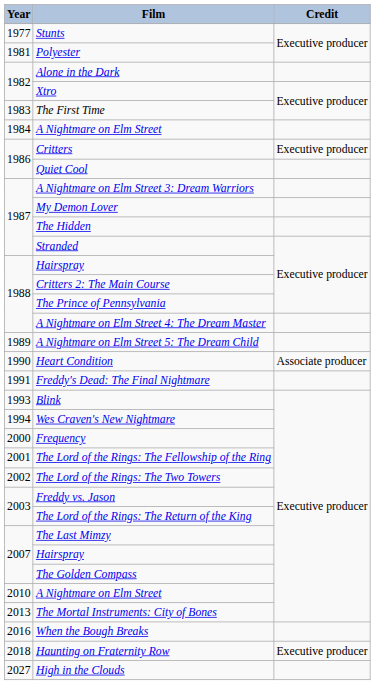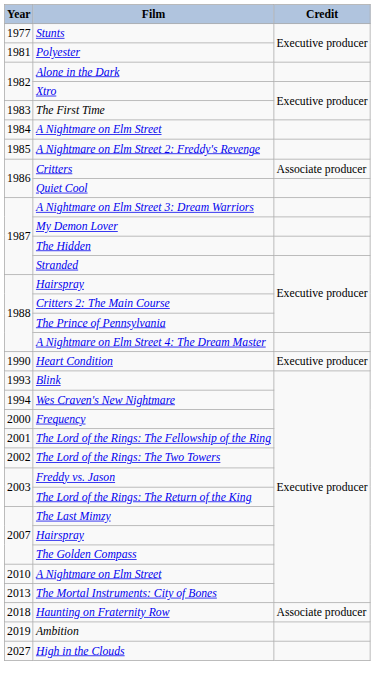+ row: (19, 149)
(322, 149) Executive producer -> (321, 168) Associate producer
- row: (19, 342)
(321, 361) Associate producer -> (322, 361) Executive producer
- row: (19, 381)
- row: (19, 631)
(322, 651) Executive producer -> (321, 612) Associate producer
+ row: (19, 631)
